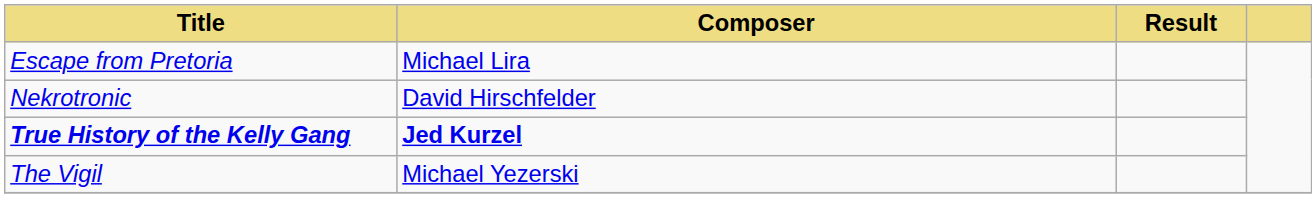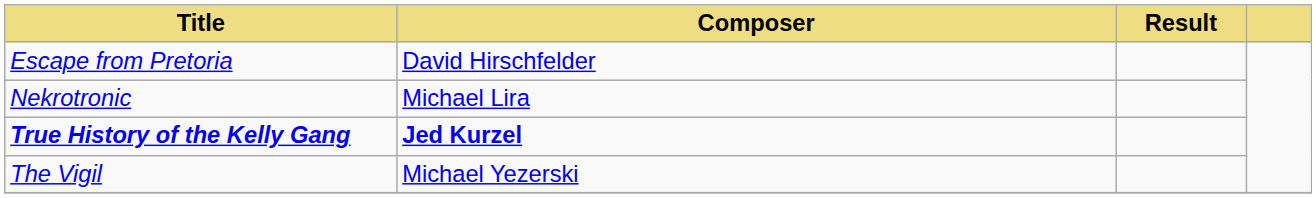(466, 60) Michael Lira -> (499, 60) David Hirschfelder
(499, 98) David Hirschfelder -> (466, 98) Michael Lira
